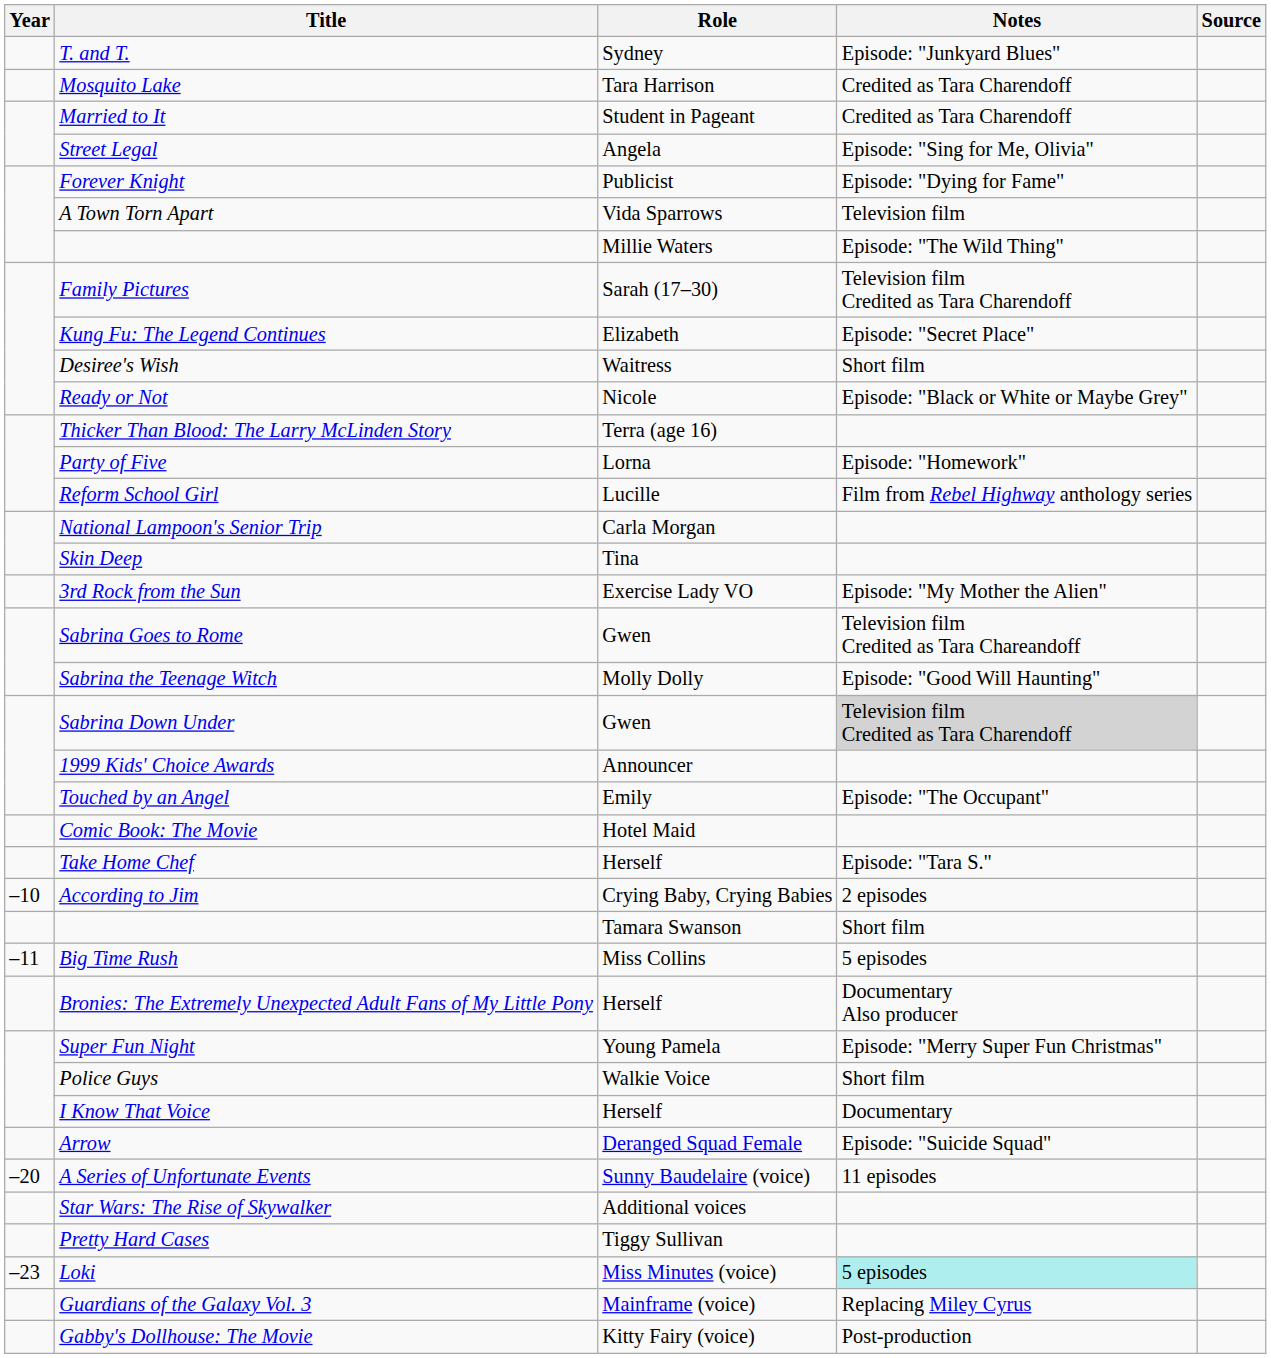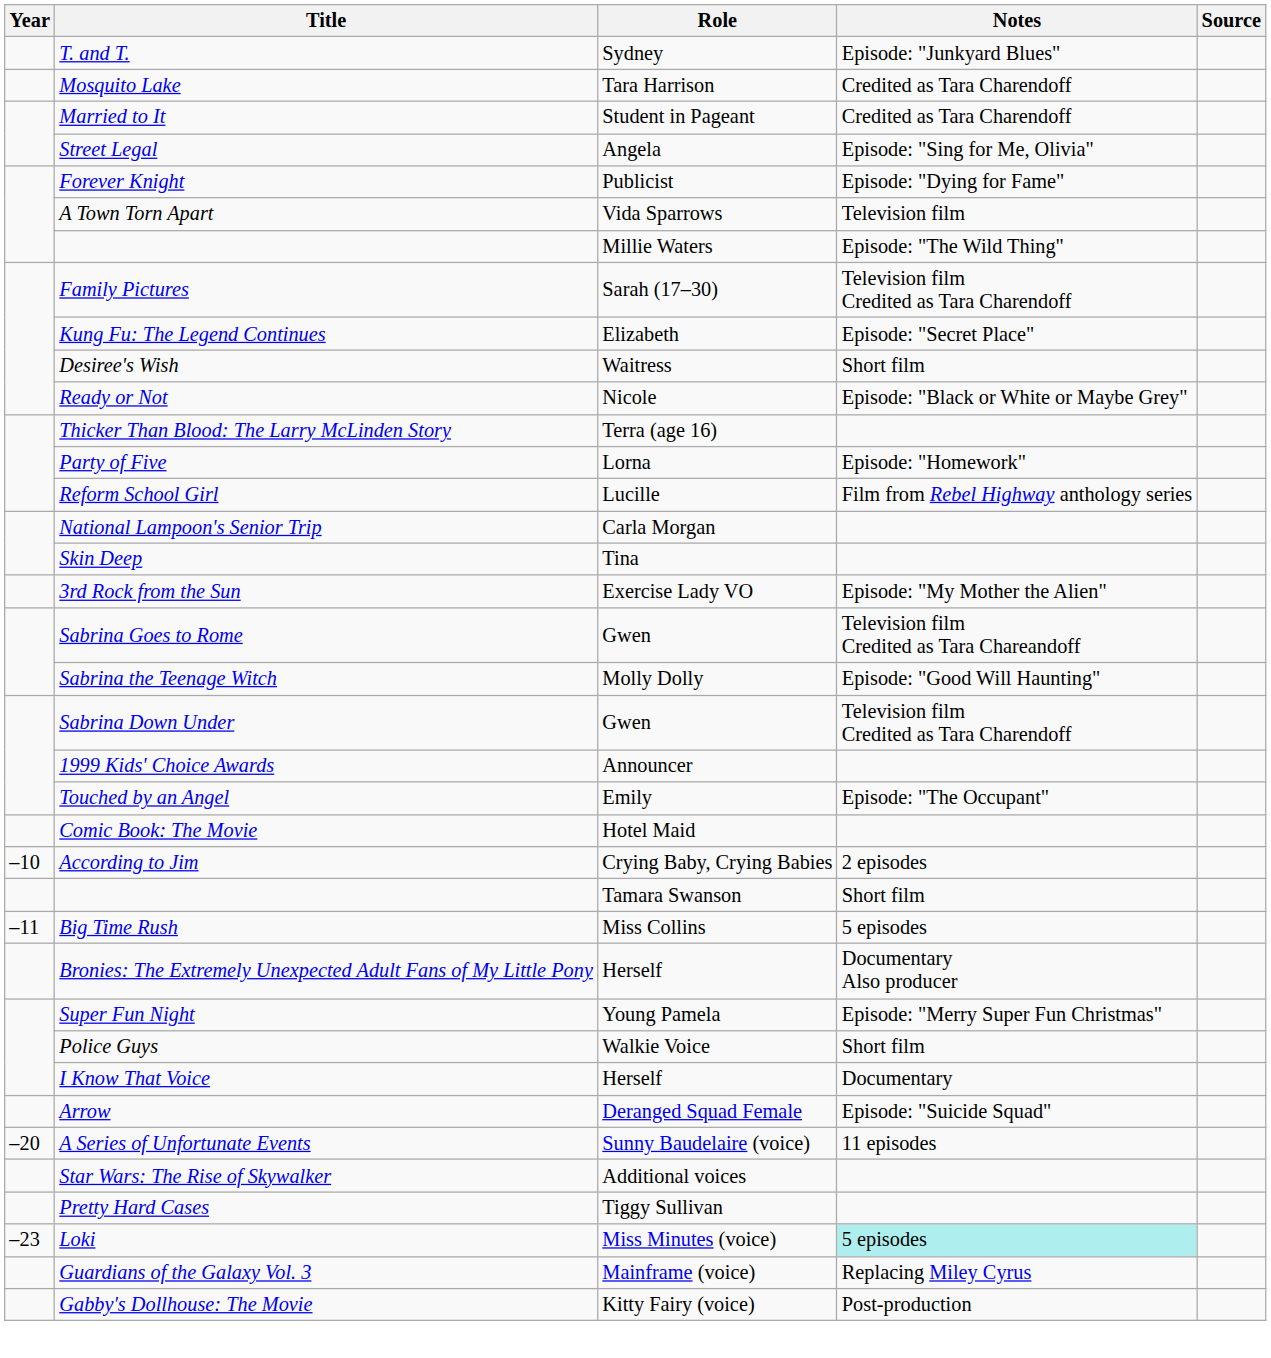(957, 722) lightgrey background -> (957, 722) no background
- row: (127, 862)
